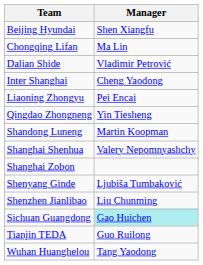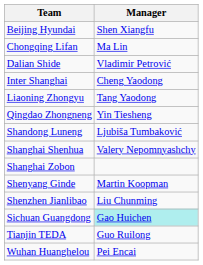(116, 98) Pei Encai -> (127, 98) Tang Yaodong
(132, 132) Martin Koopman -> (139, 132) Ljubiša Tumbaković
(139, 183) Ljubiša Tumbaković -> (132, 183) Martin Koopman
(127, 251) Tang Yaodong -> (116, 251) Pei Encai
